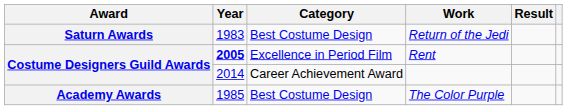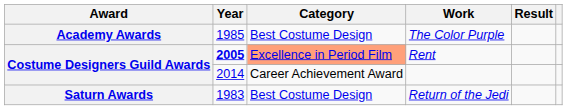rows swapped: (457, 94) <-> (459, 34)
(321, 54) no background -> (321, 54) lightsalmon background
